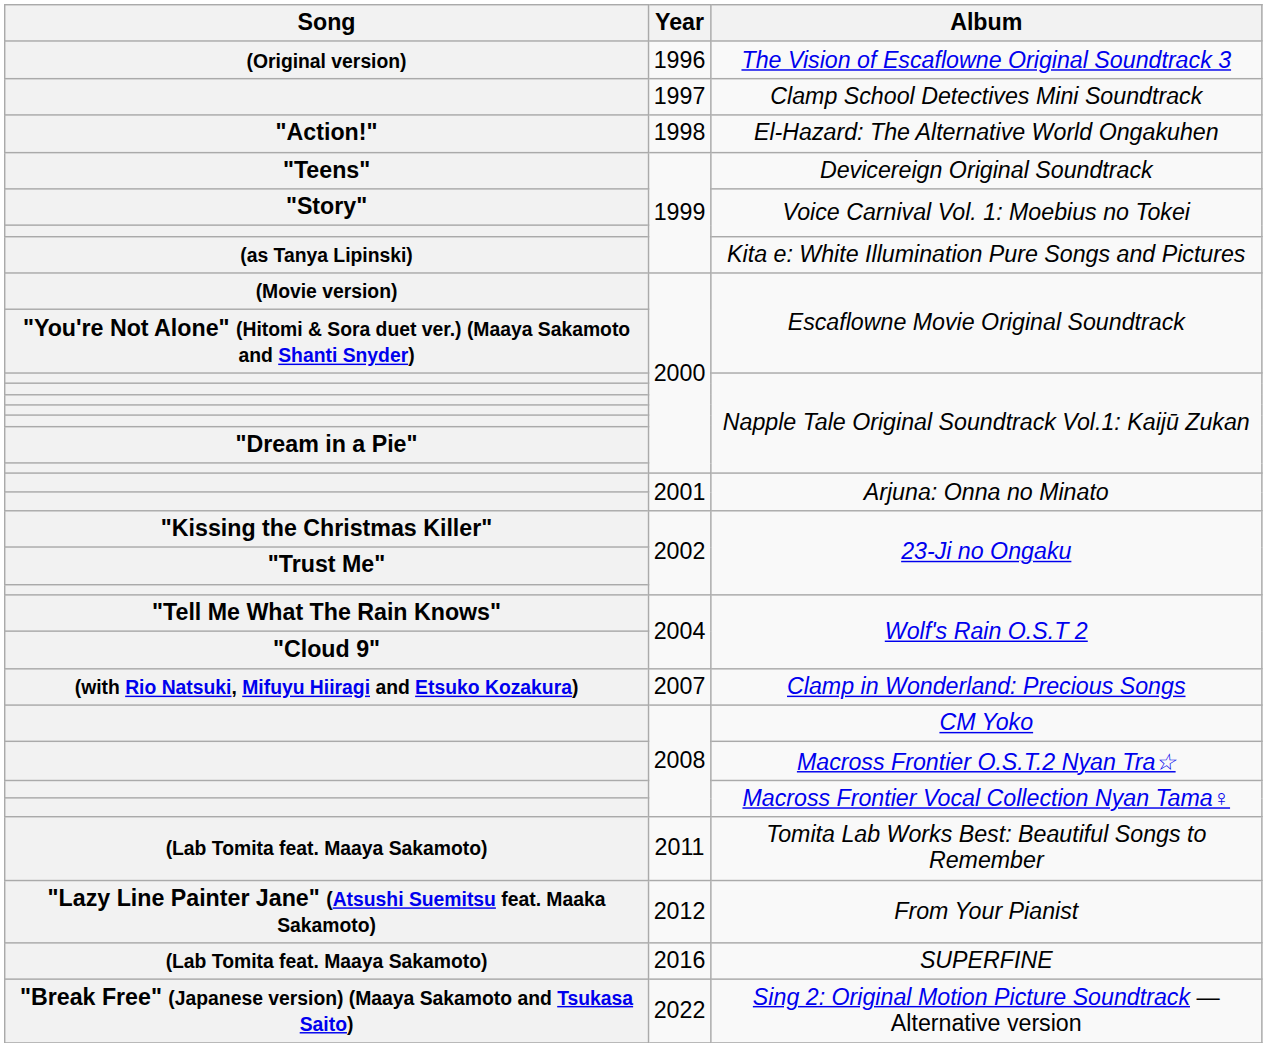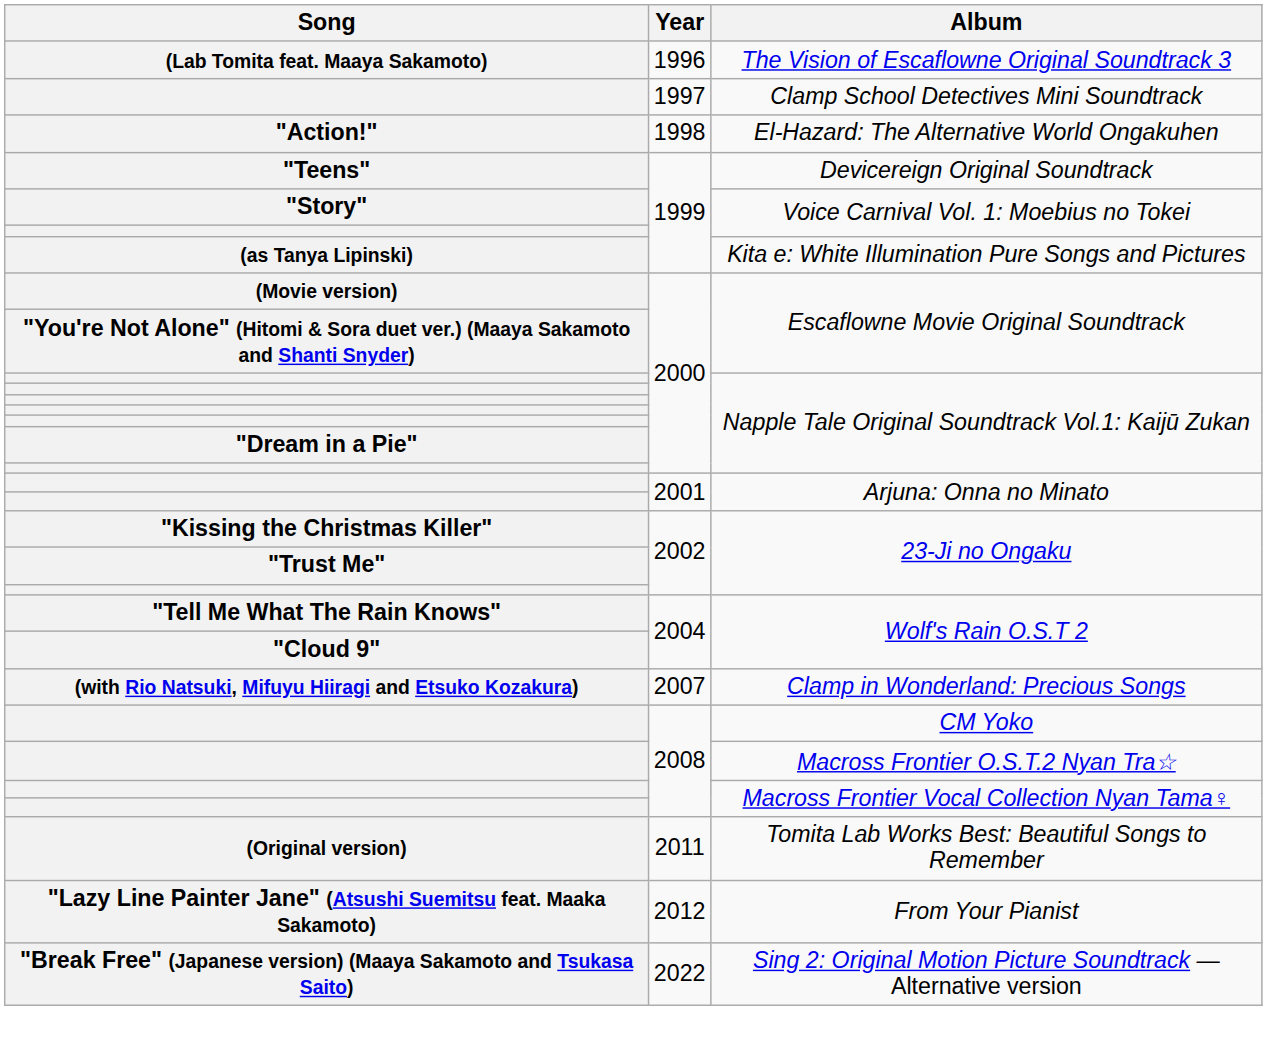(327, 61) (Original version) -> (327, 61) (Lab Tomita feat. Maaya Sakamoto)
(327, 849) (Lab Tomita feat. Maaya Sakamoto) -> (327, 849) (Original version)
- row: (680, 960)
